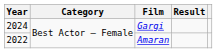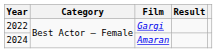(17, 26) 2024 -> (17, 26) 2022
(17, 40) 2022 -> (17, 40) 2024
